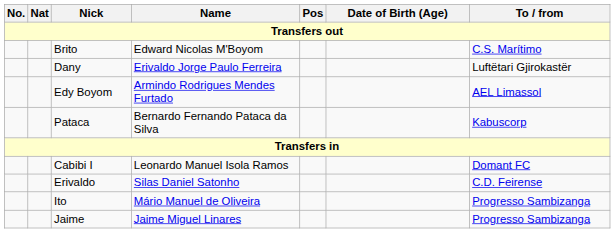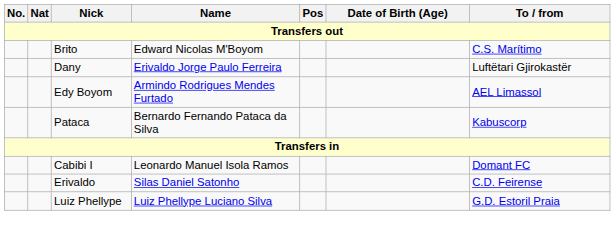- row: (60, 201)
- row: (69, 219)
+ row: (88, 201)
